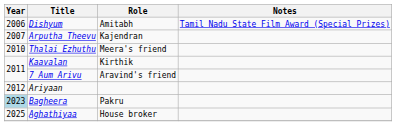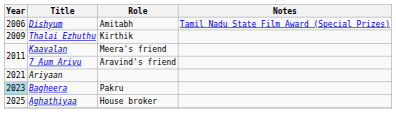- row: (62, 37)
(16, 50) 2010 -> (16, 37) 2009
(133, 50) Meera's friend -> (116, 37) Kirthik
(116, 62) Kirthik -> (133, 50) Meera's friend
(16, 88) 2012 -> (16, 75) 2021
